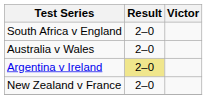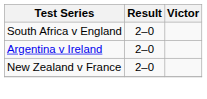- row: (51, 49)
(145, 67) khaki background -> (145, 49) no background
